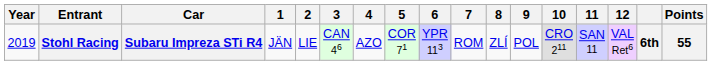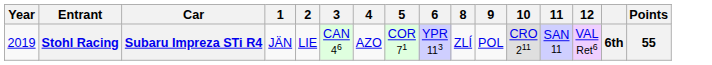- column: (469, 14)
